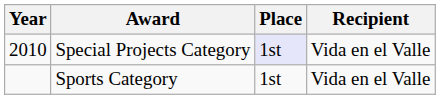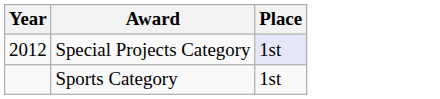- column: (371, 19)
(28, 49) 2010 -> (28, 49) 2012
